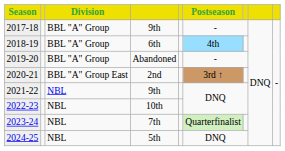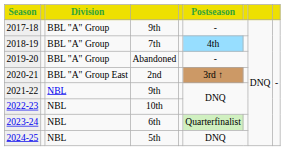(154, 43) 6th -> (154, 43) 7th
(154, 121) 7th -> (154, 121) 6th
